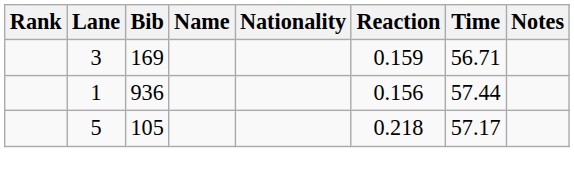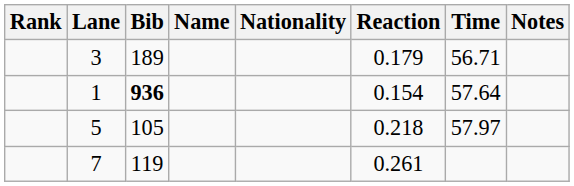(147, 57) 169 -> (147, 57) 189
(398, 57) 0.159 -> (398, 57) 0.179
(147, 92) normal -> (147, 92) bold
(398, 92) 0.156 -> (398, 92) 0.154
(476, 92) 57.44 -> (476, 92) 57.64
(476, 127) 57.17 -> (476, 127) 57.97
+ row: (96, 163)
